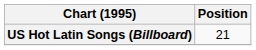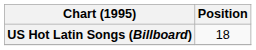(223, 34) 21 -> (223, 34) 18
